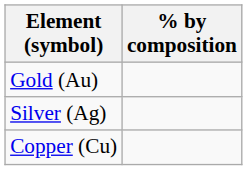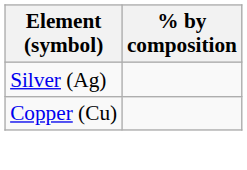- row: (54, 79)
